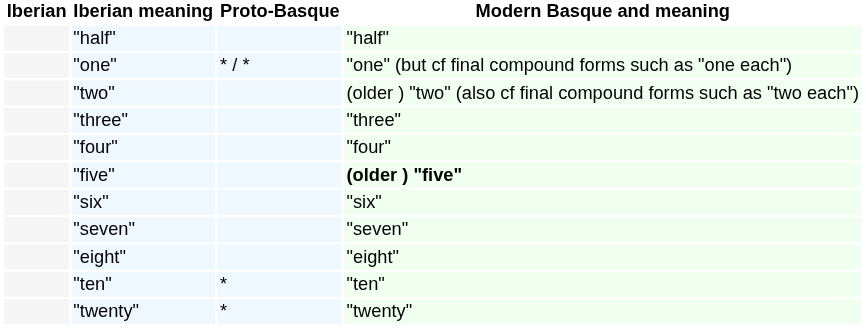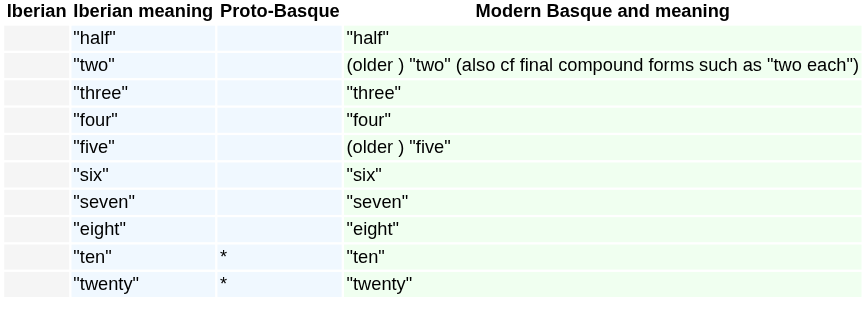- row: (95, 65)
(404, 174) bold -> (399, 147) normal
